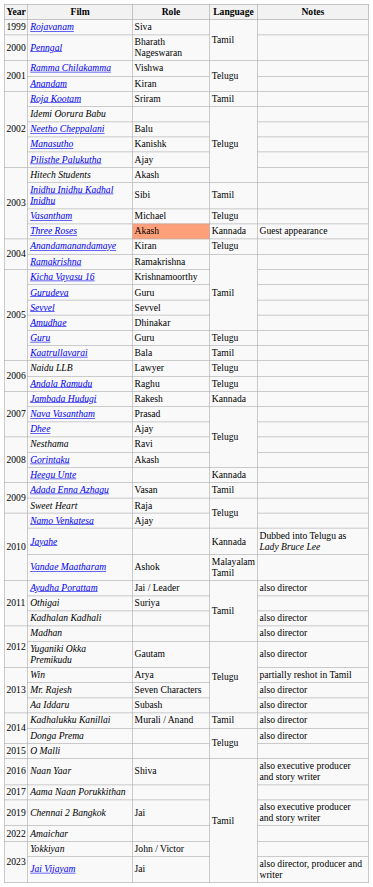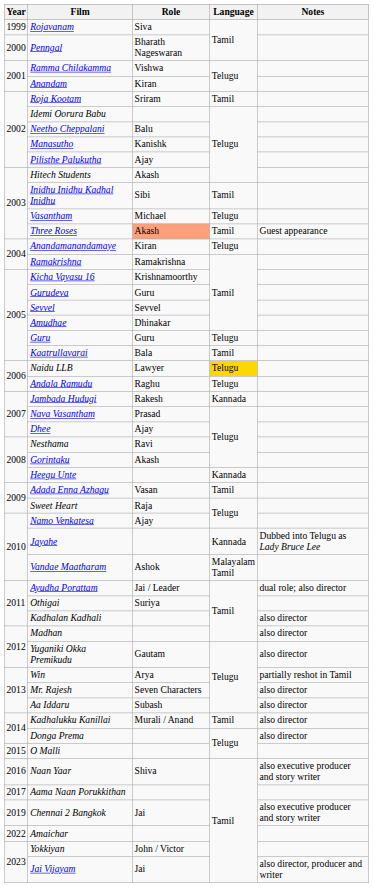(229, 231) Kannada -> (223, 231) Tamil
(225, 368) no background -> (225, 368) gold background
(283, 588) also director -> (303, 588) dual role; also director
